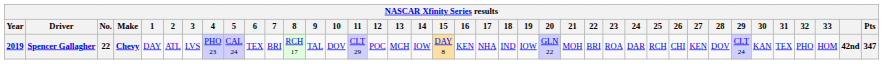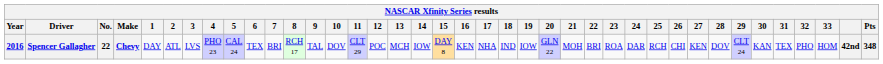(15, 46) 2019 -> (15, 46) 2016
(870, 46) 347 -> (870, 46) 348
